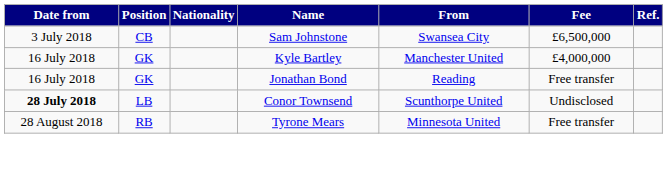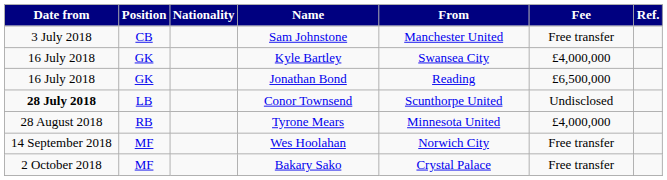(454, 36) Swansea City -> (454, 36) Manchester United
(581, 36) £6,500,000 -> (581, 36) Free transfer
(454, 58) Manchester United -> (454, 58) Swansea City
(581, 79) Free transfer -> (581, 79) £6,500,000
(581, 122) Free transfer -> (581, 122) £4,000,000
+ row: (308, 143)
+ row: (308, 165)
